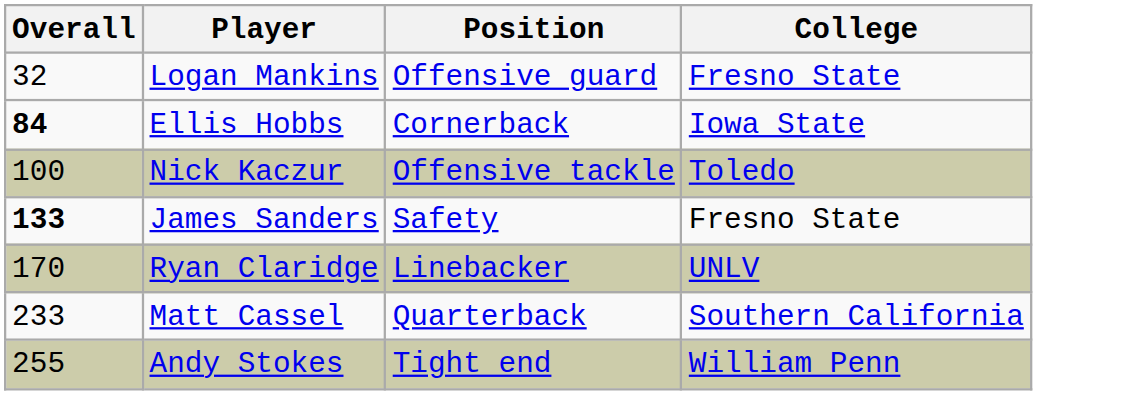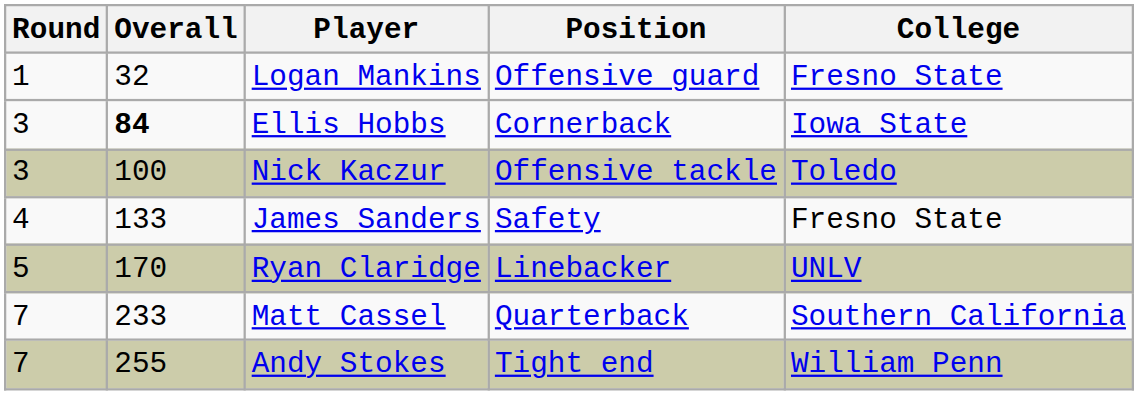+ column: (56, 29)
(39, 221) bold -> (141, 221) normal
